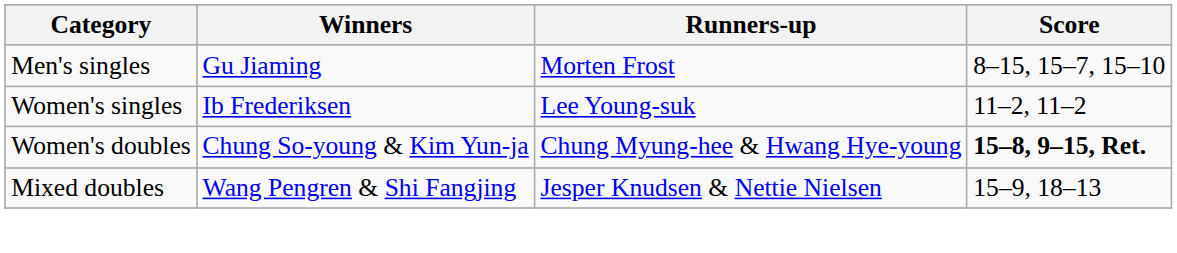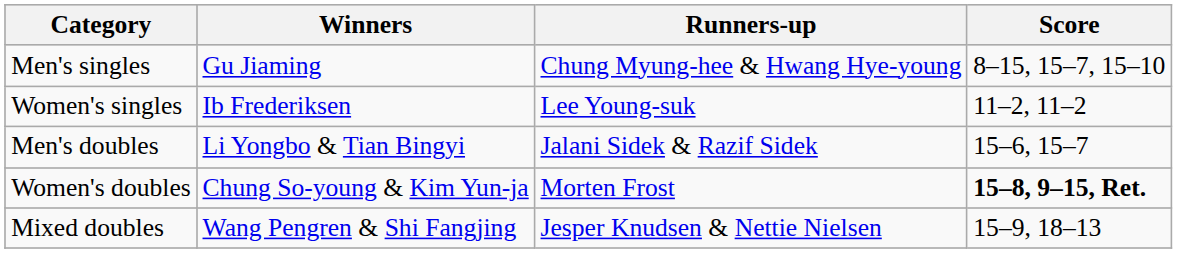(608, 65) Morten Frost -> (751, 65) Chung Myung-hee & Hwang Hye-young
+ row: (85, 146)
(751, 146) Chung Myung-hee & Hwang Hye-young -> (608, 187) Morten Frost
